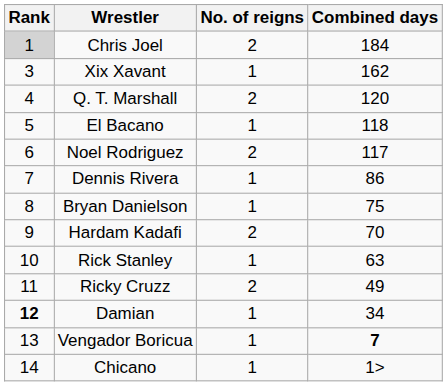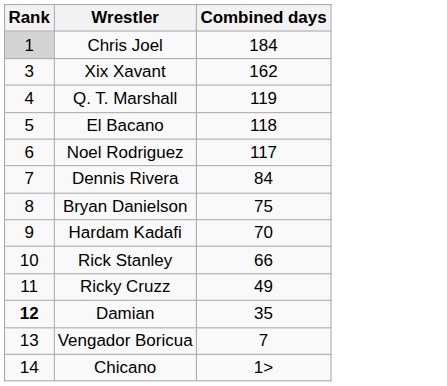- column: (252, 17)
(375, 98) 120 -> (264, 98) 119
(375, 179) 86 -> (264, 179) 84
(375, 260) 63 -> (264, 260) 66
(375, 313) 34 -> (264, 313) 35
(375, 340) bold -> (264, 340) normal
